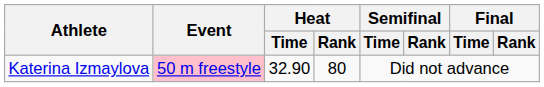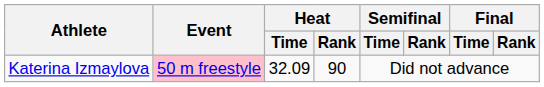(289, 69) 32.90 -> (289, 69) 32.09
(337, 69) 80 -> (337, 69) 90
